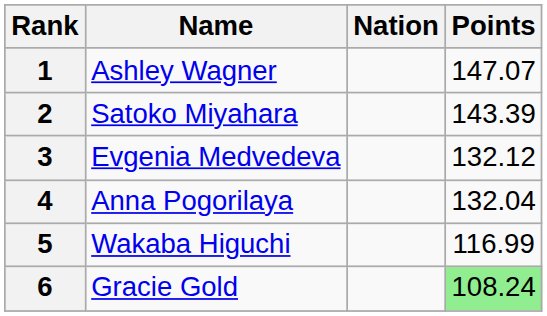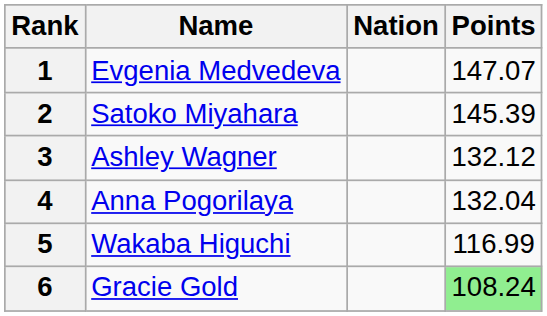(184, 69) Ashley Wagner -> (216, 69) Evgenia Medvedeva
(494, 113) 143.39 -> (494, 113) 145.39
(216, 157) Evgenia Medvedeva -> (184, 157) Ashley Wagner
